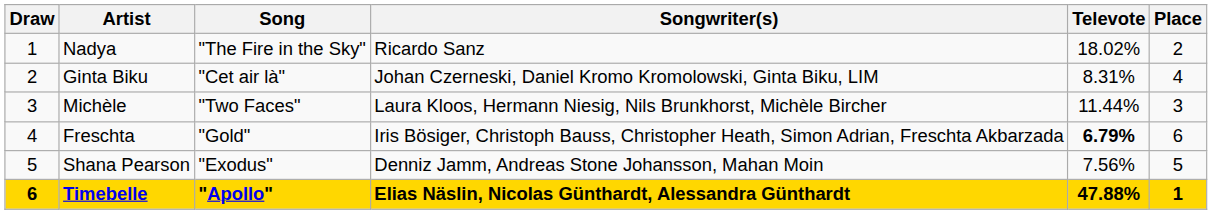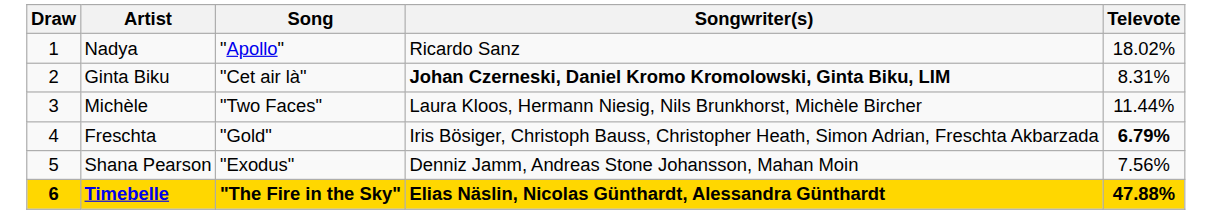- column: (1178, 19)
(282, 48) "The Fire in the Sky" -> (252, 48) "Apollo"
(626, 77) normal -> (680, 77) bold
(236, 194) "Apollo" -> (310, 194) "The Fire in the Sky"
